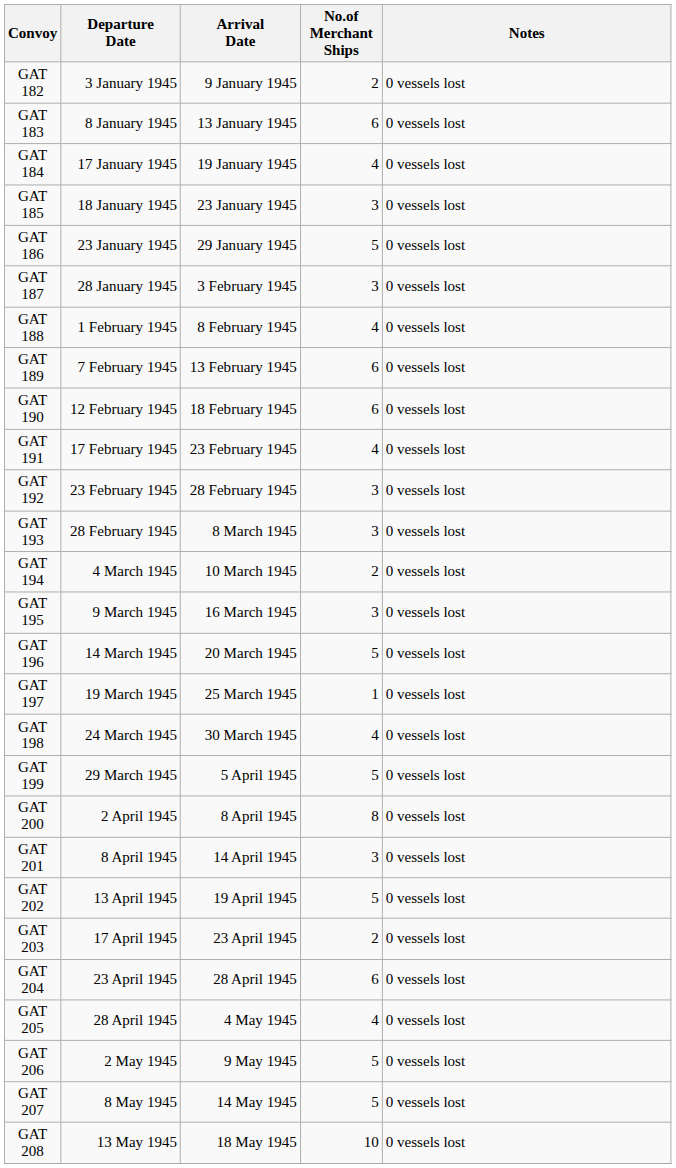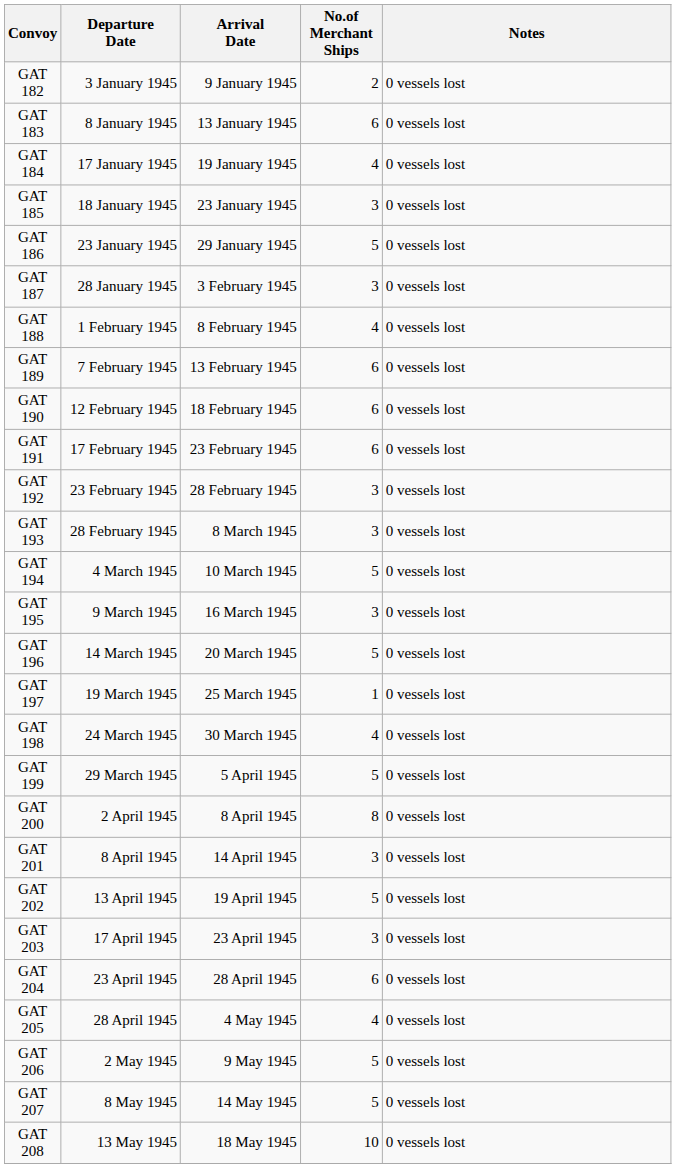(375, 449) 4 -> (375, 449) 6
(375, 571) 2 -> (375, 571) 5
(375, 938) 2 -> (375, 938) 3
